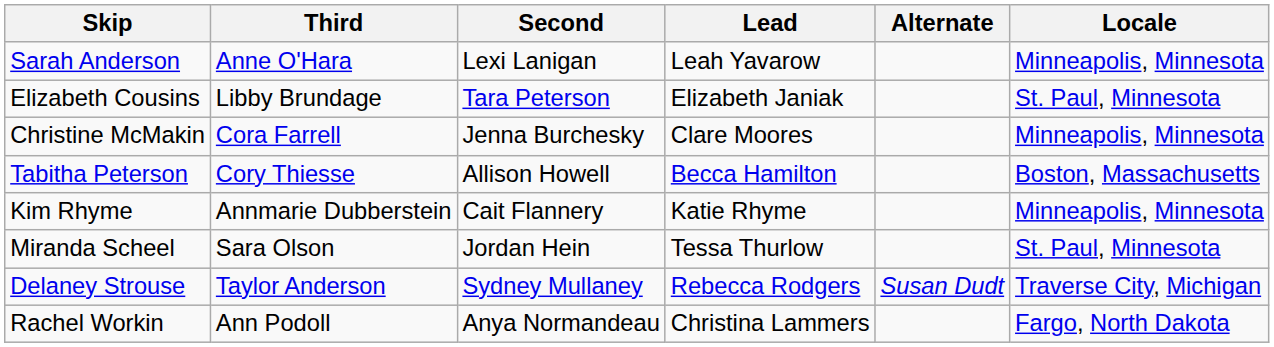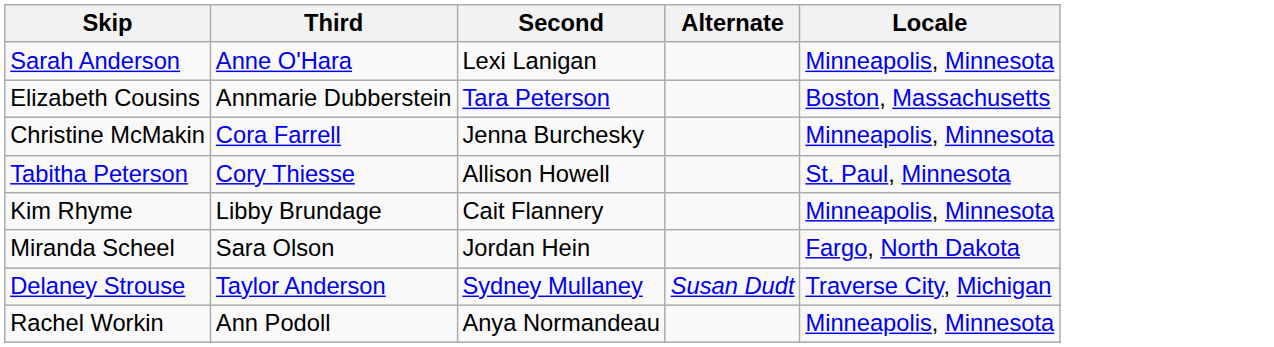- column: (770, 23)
(299, 98) Libby Brundage -> (334, 98) Annmarie Dubberstein
(1118, 98) St. Paul, Minnesota -> (928, 98) Boston, Massachusetts
(1137, 173) Boston, Massachusetts -> (908, 173) St. Paul, Minnesota
(334, 211) Annmarie Dubberstein -> (299, 211) Libby Brundage
(1118, 248) St. Paul, Minnesota -> (913, 248) Fargo, North Dakota
(1122, 323) Fargo, North Dakota -> (930, 323) Minneapolis, Minnesota
